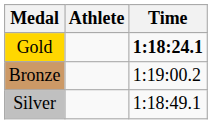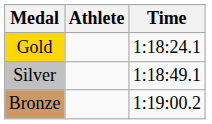(168, 47) bold -> (167, 47) normal
rows swapped: (35, 103) <-> (35, 75)
